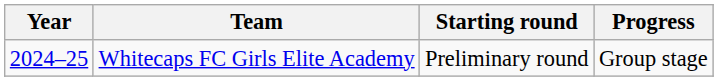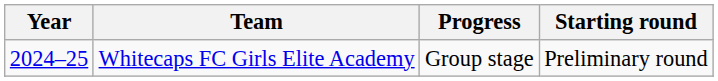columns swapped: (507, 22) <-> (653, 22)
